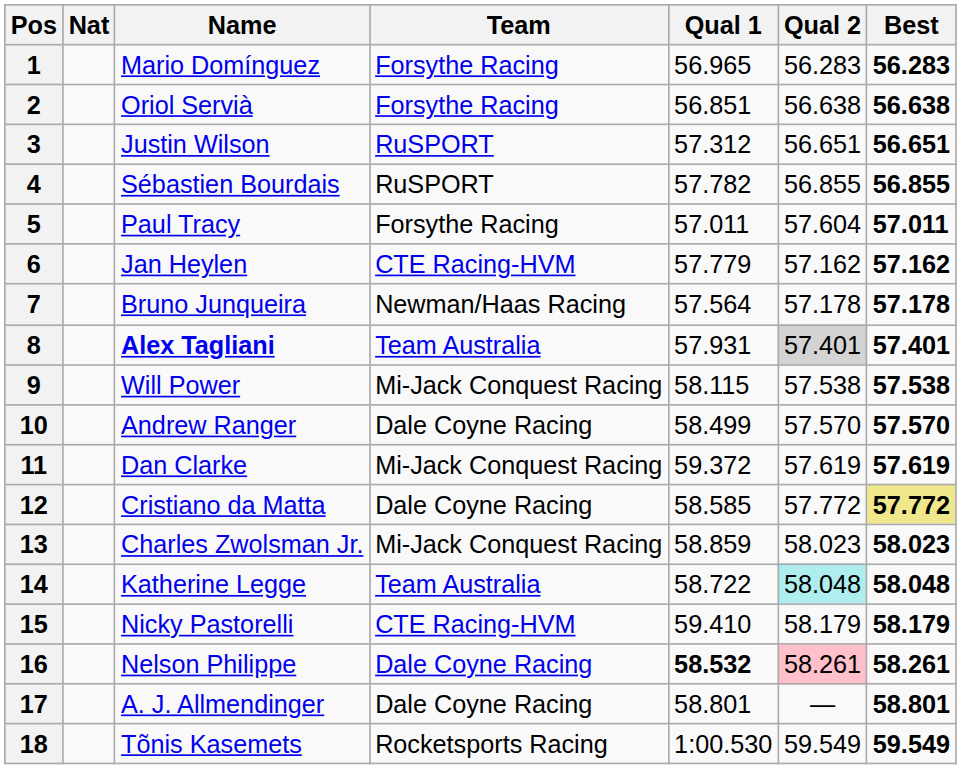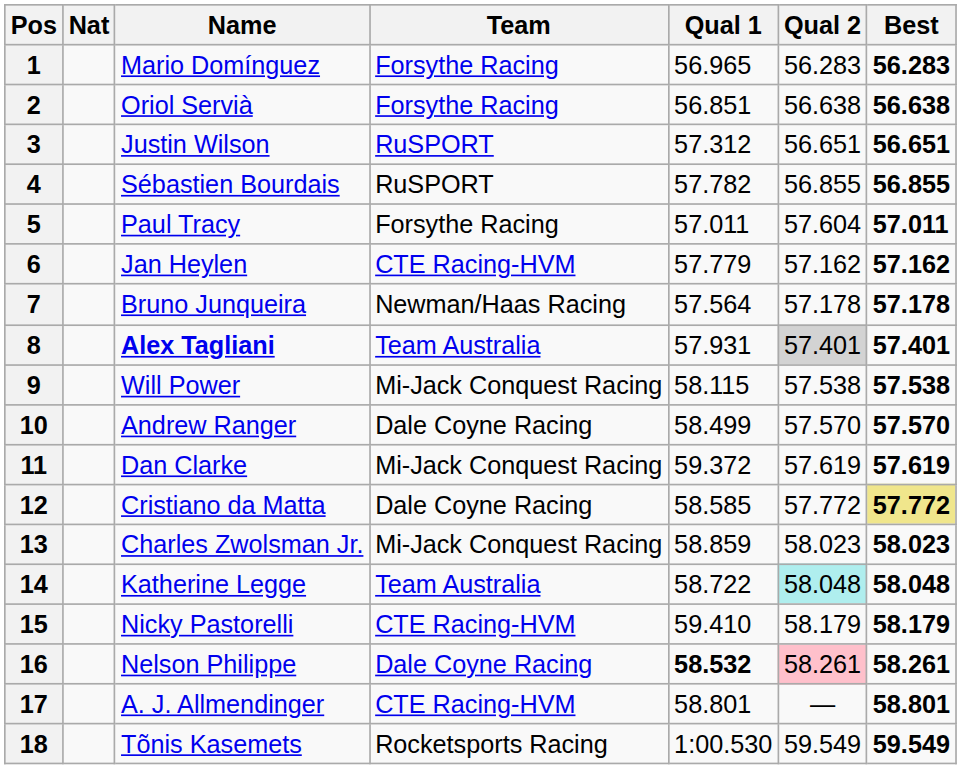(484, 704) Dale Coyne Racing -> (475, 704) CTE Racing-HVM
